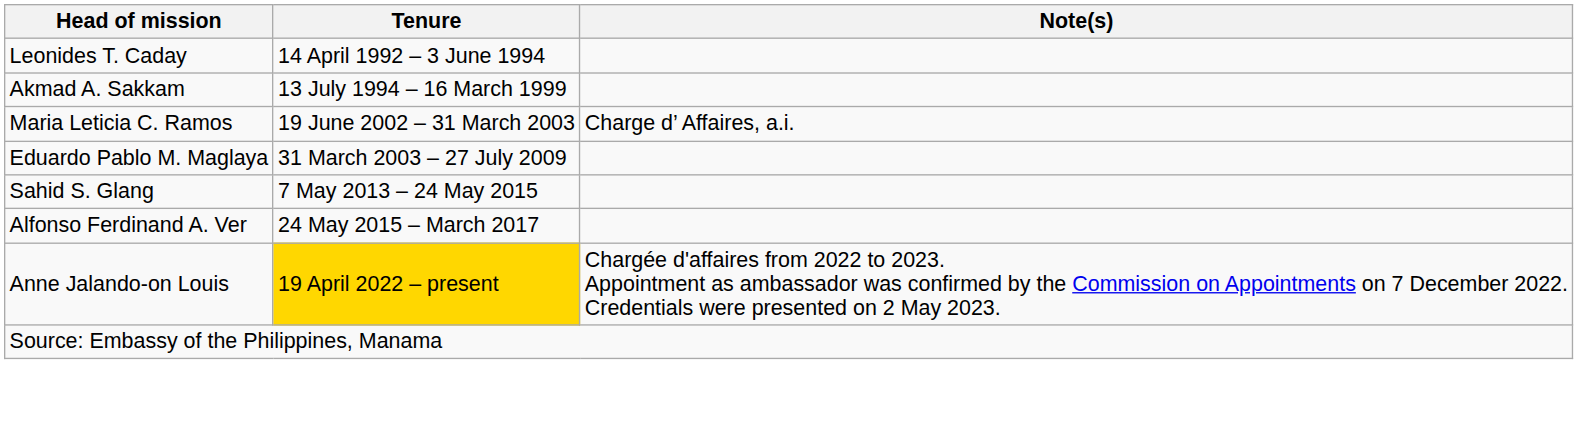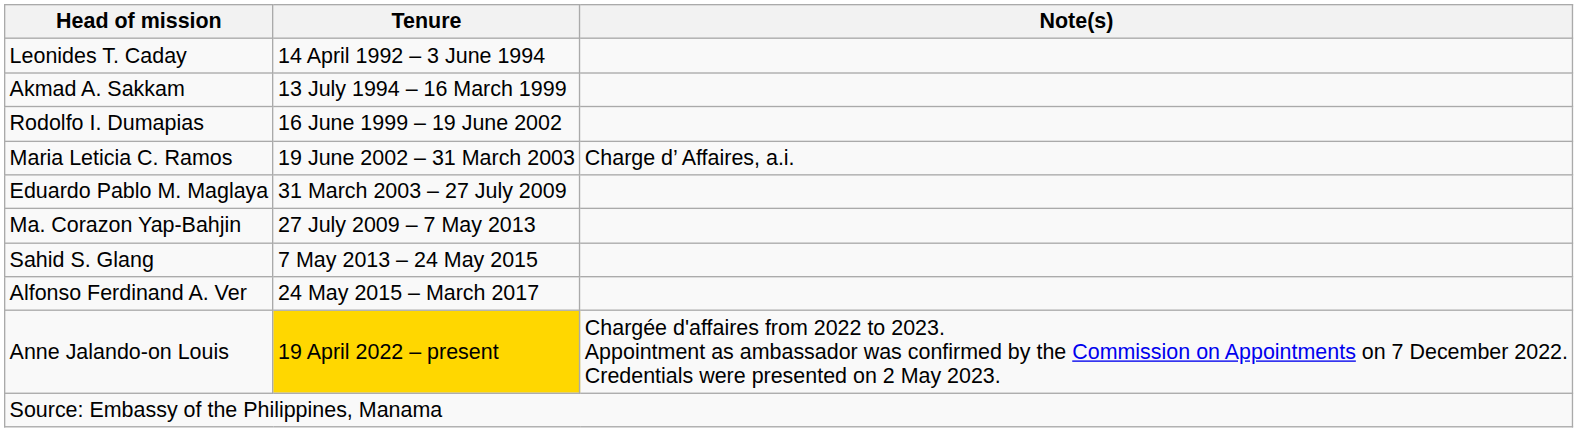+ row: (107, 123)
+ row: (125, 225)
